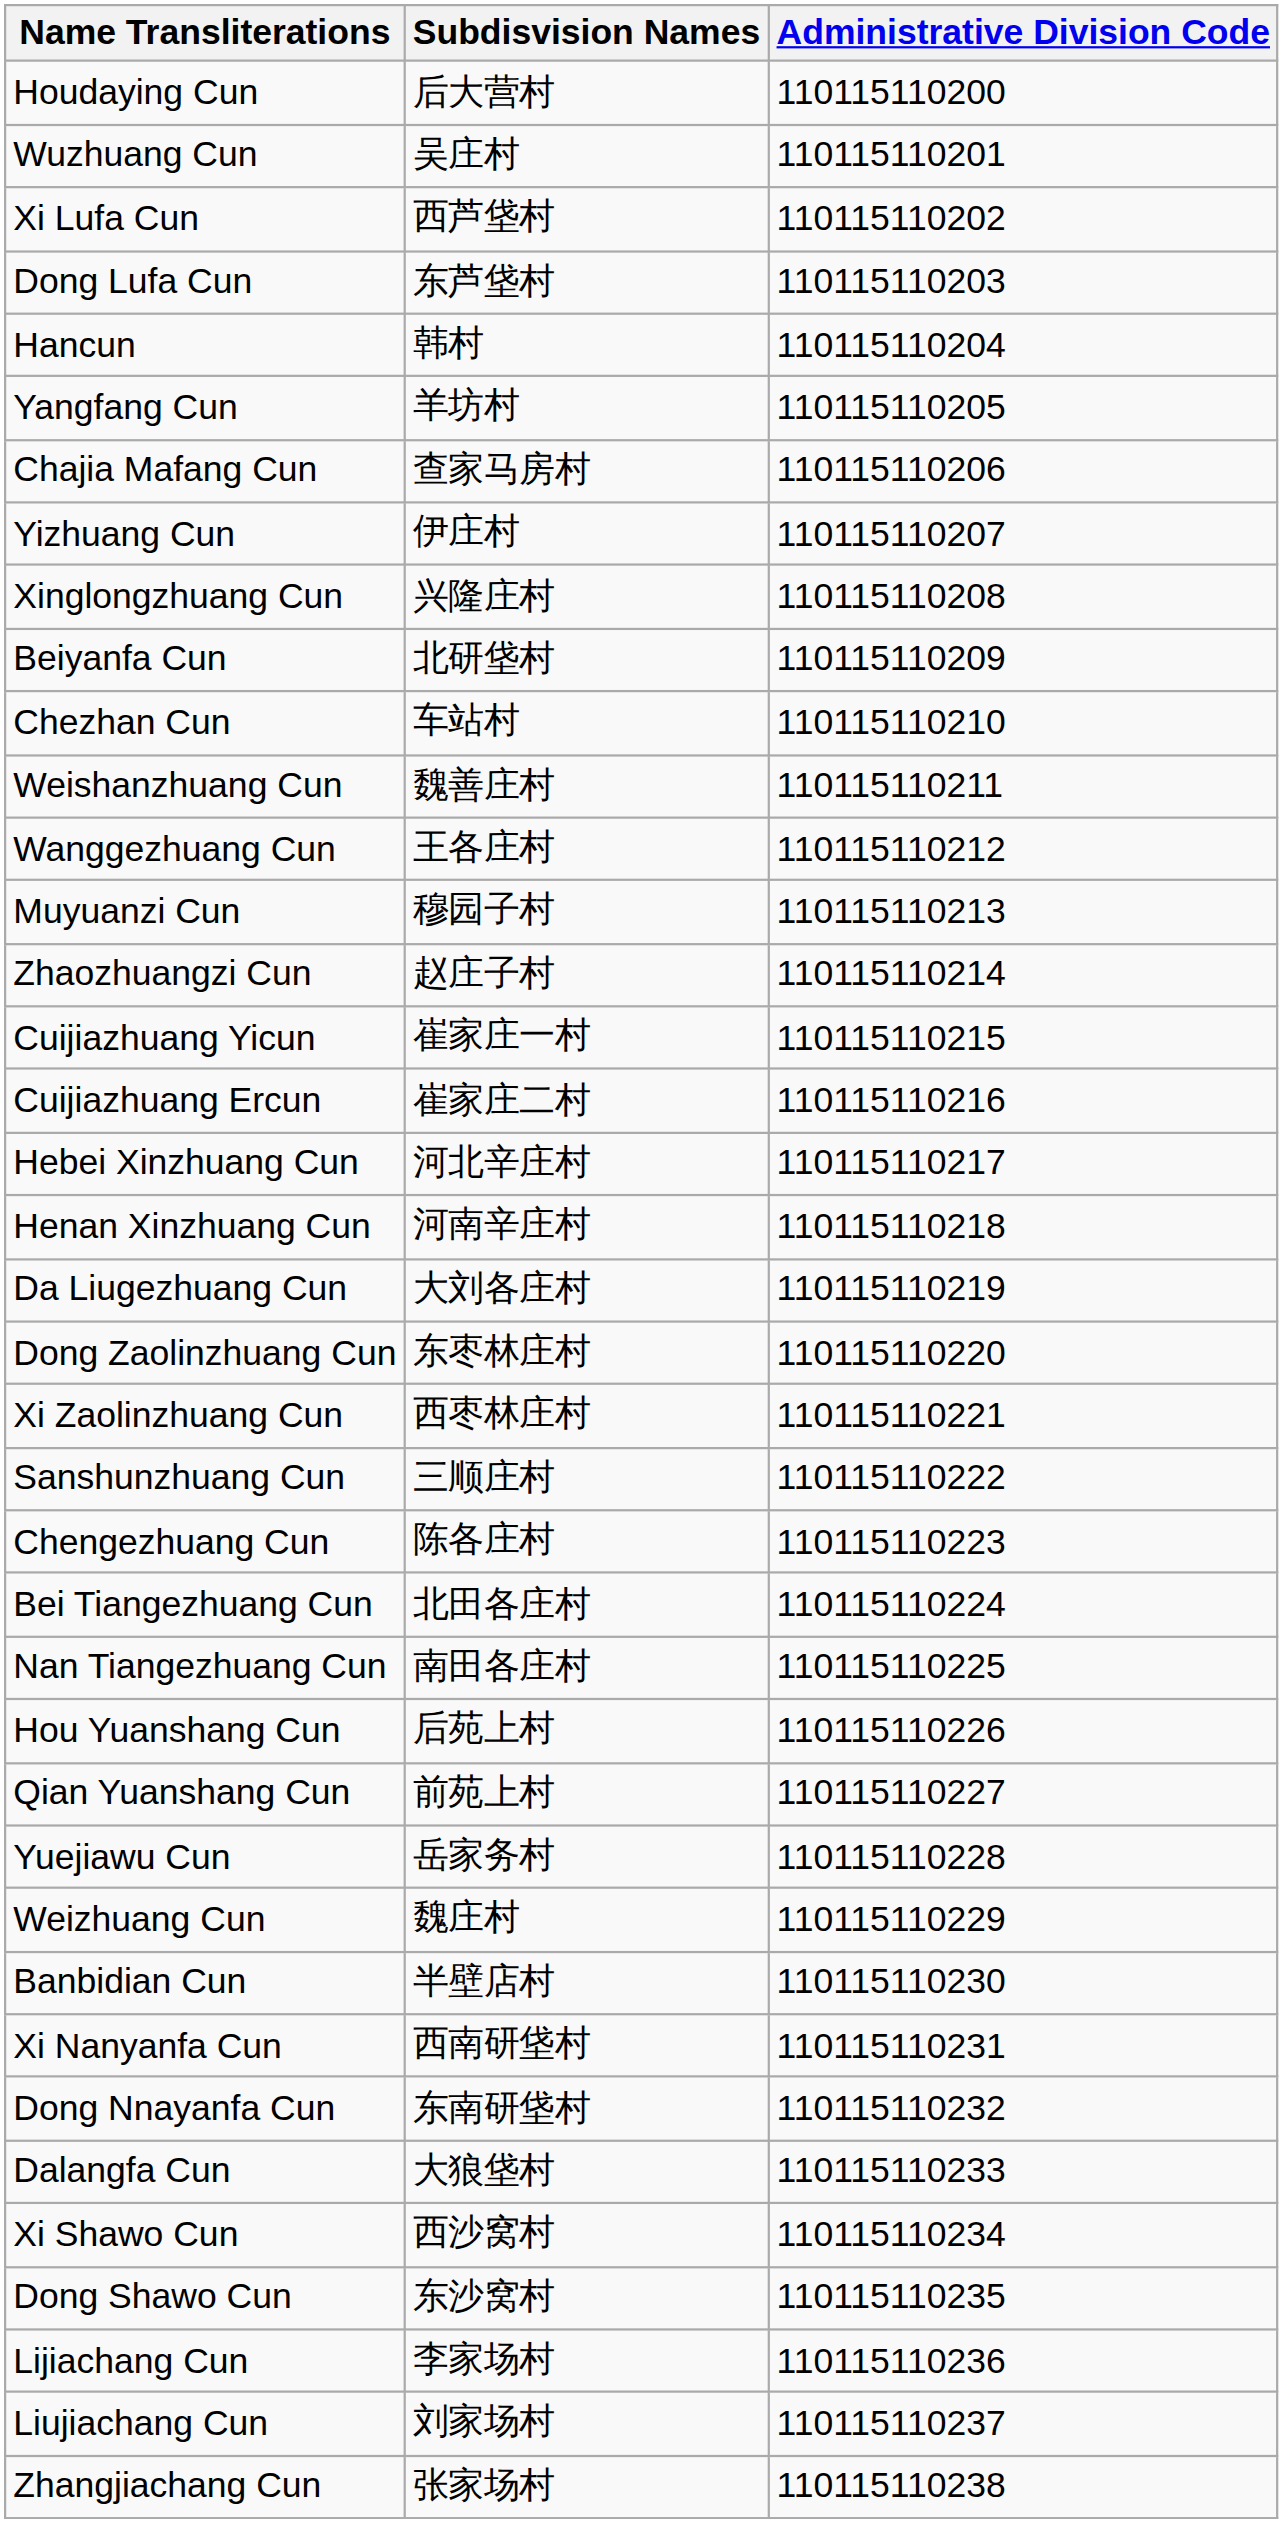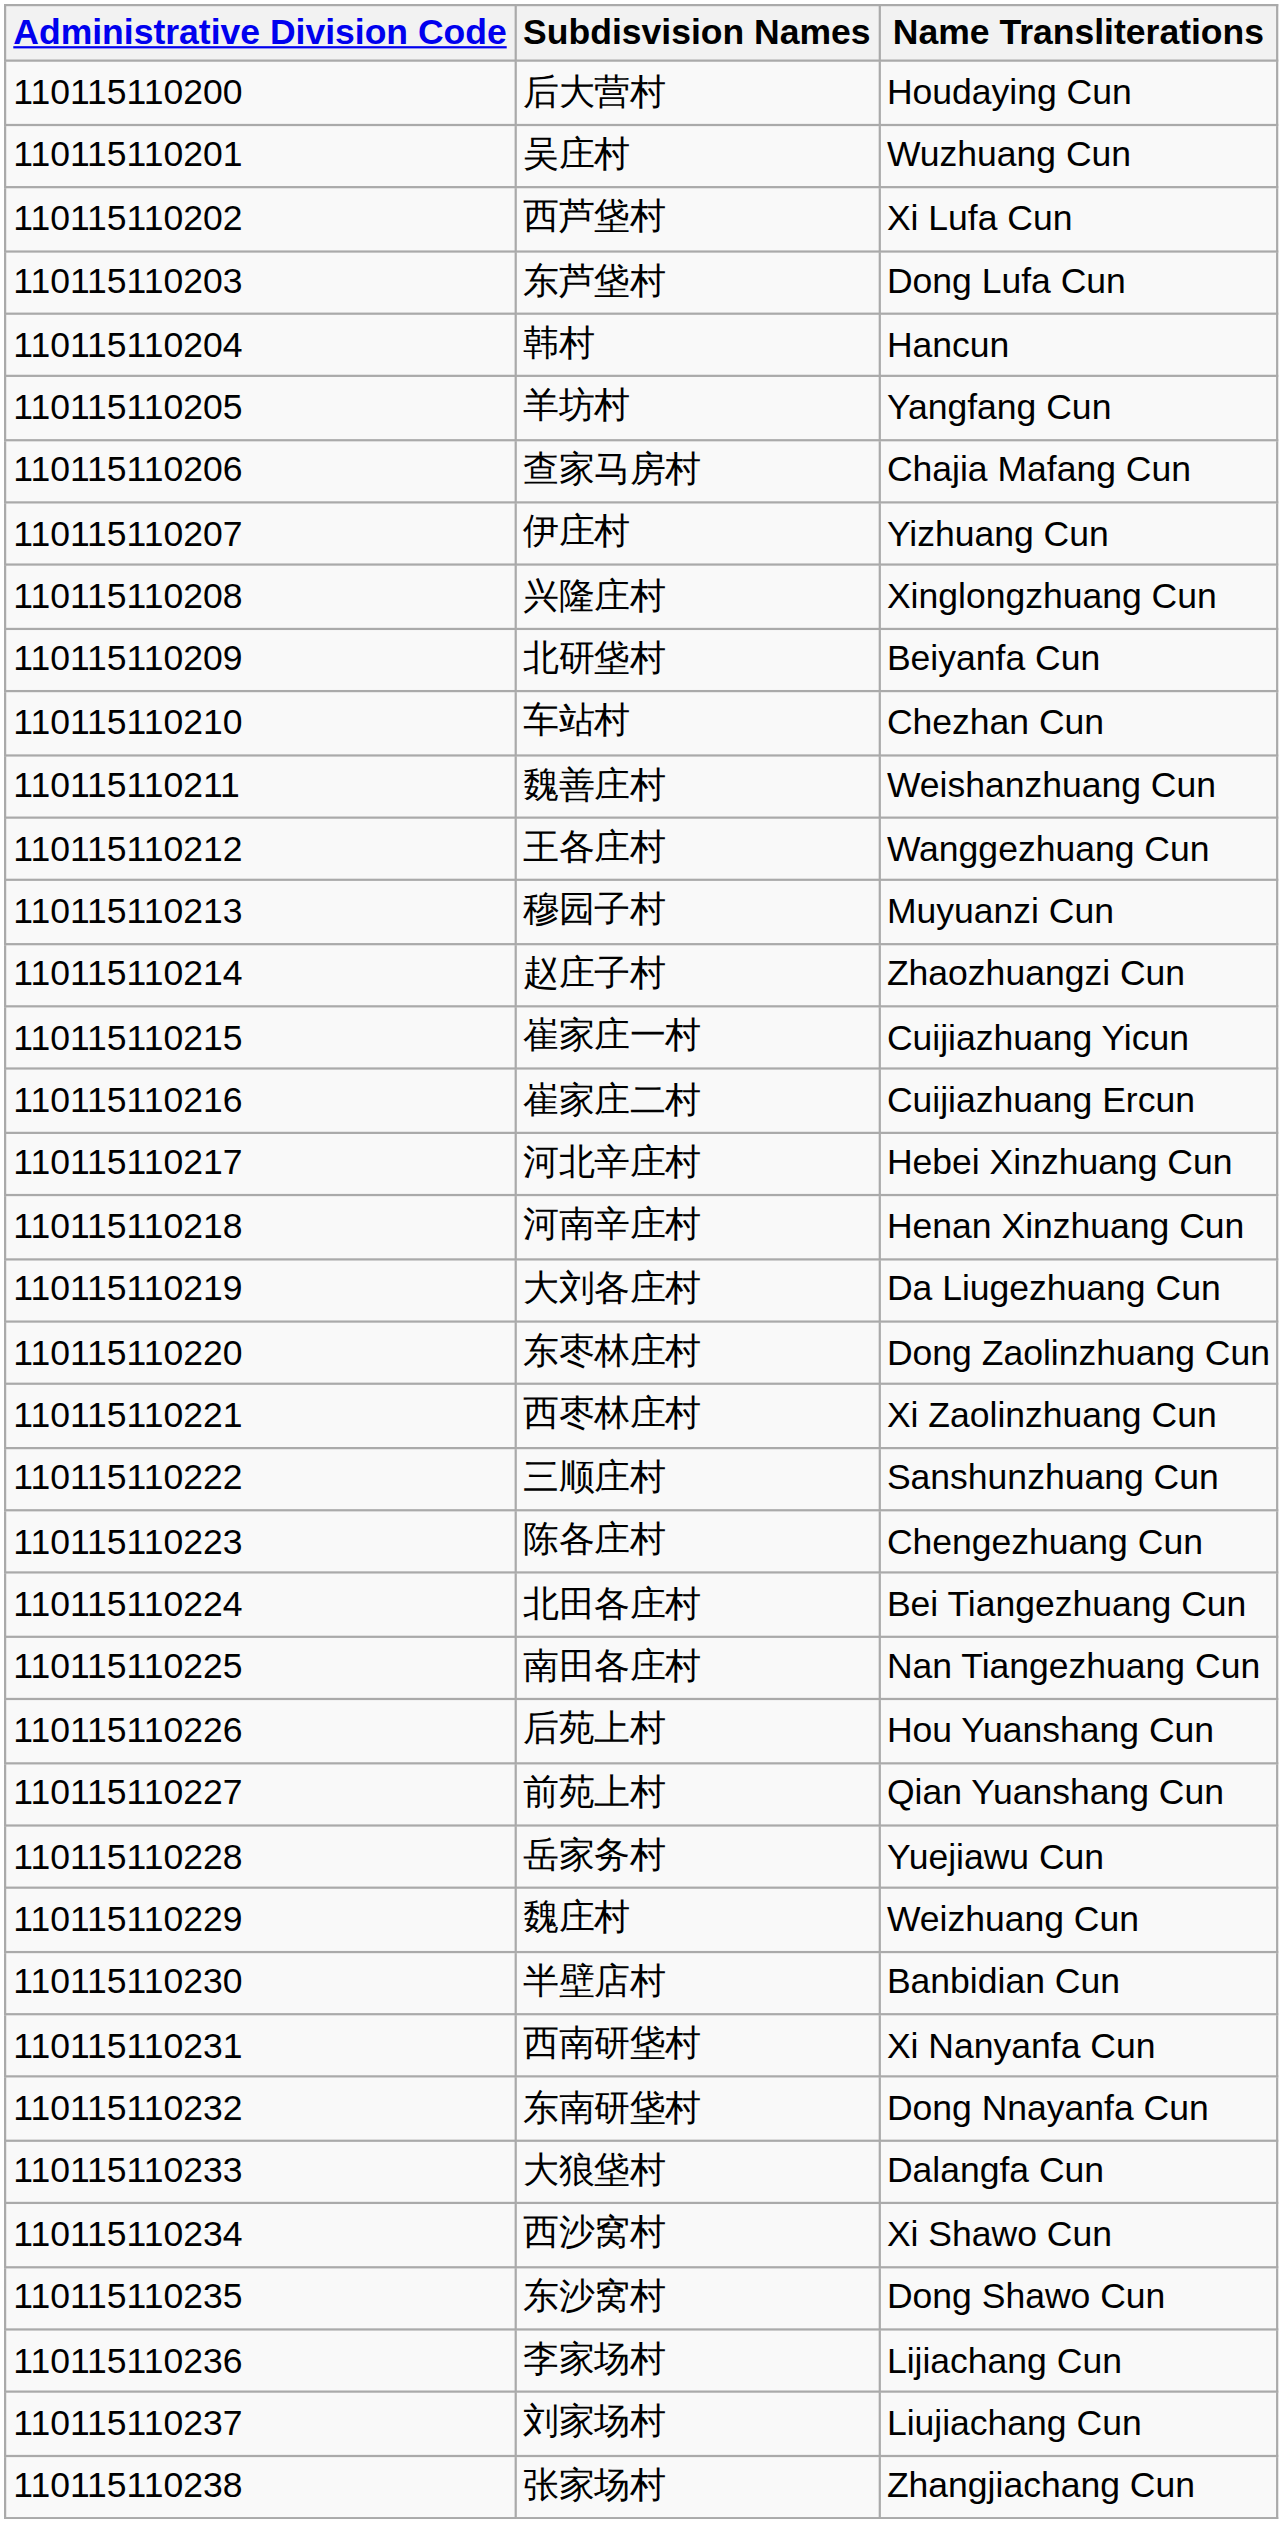columns swapped: (1023, 32) <-> (205, 32)
